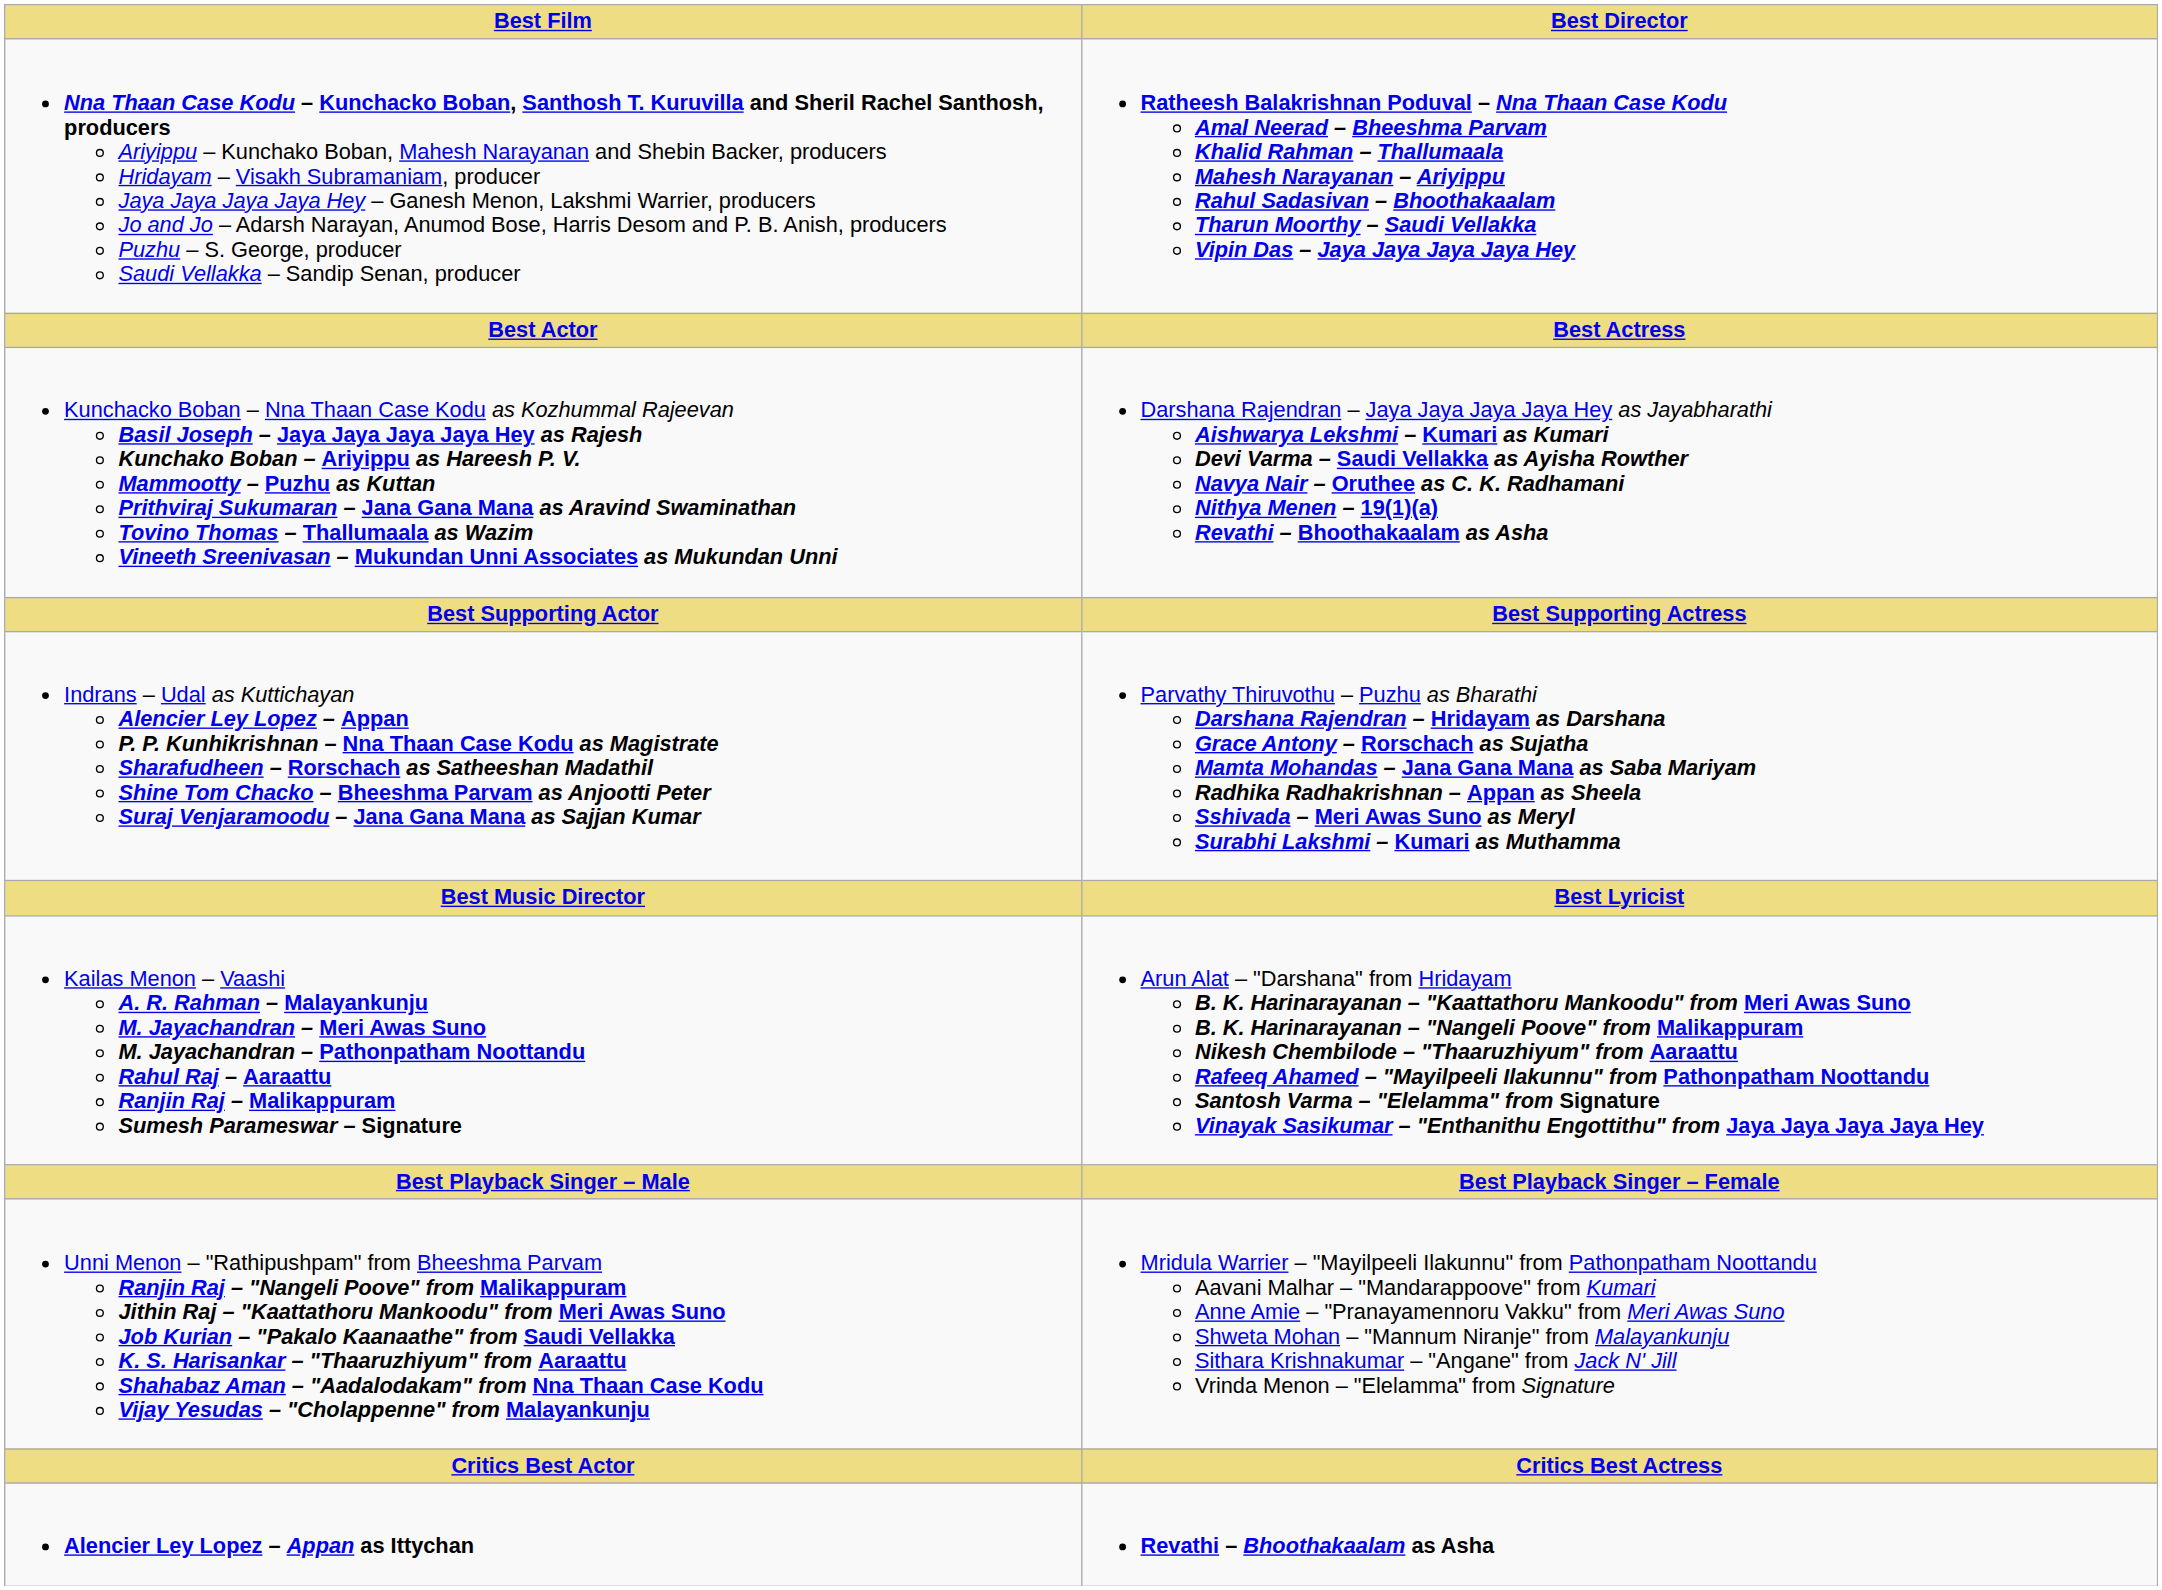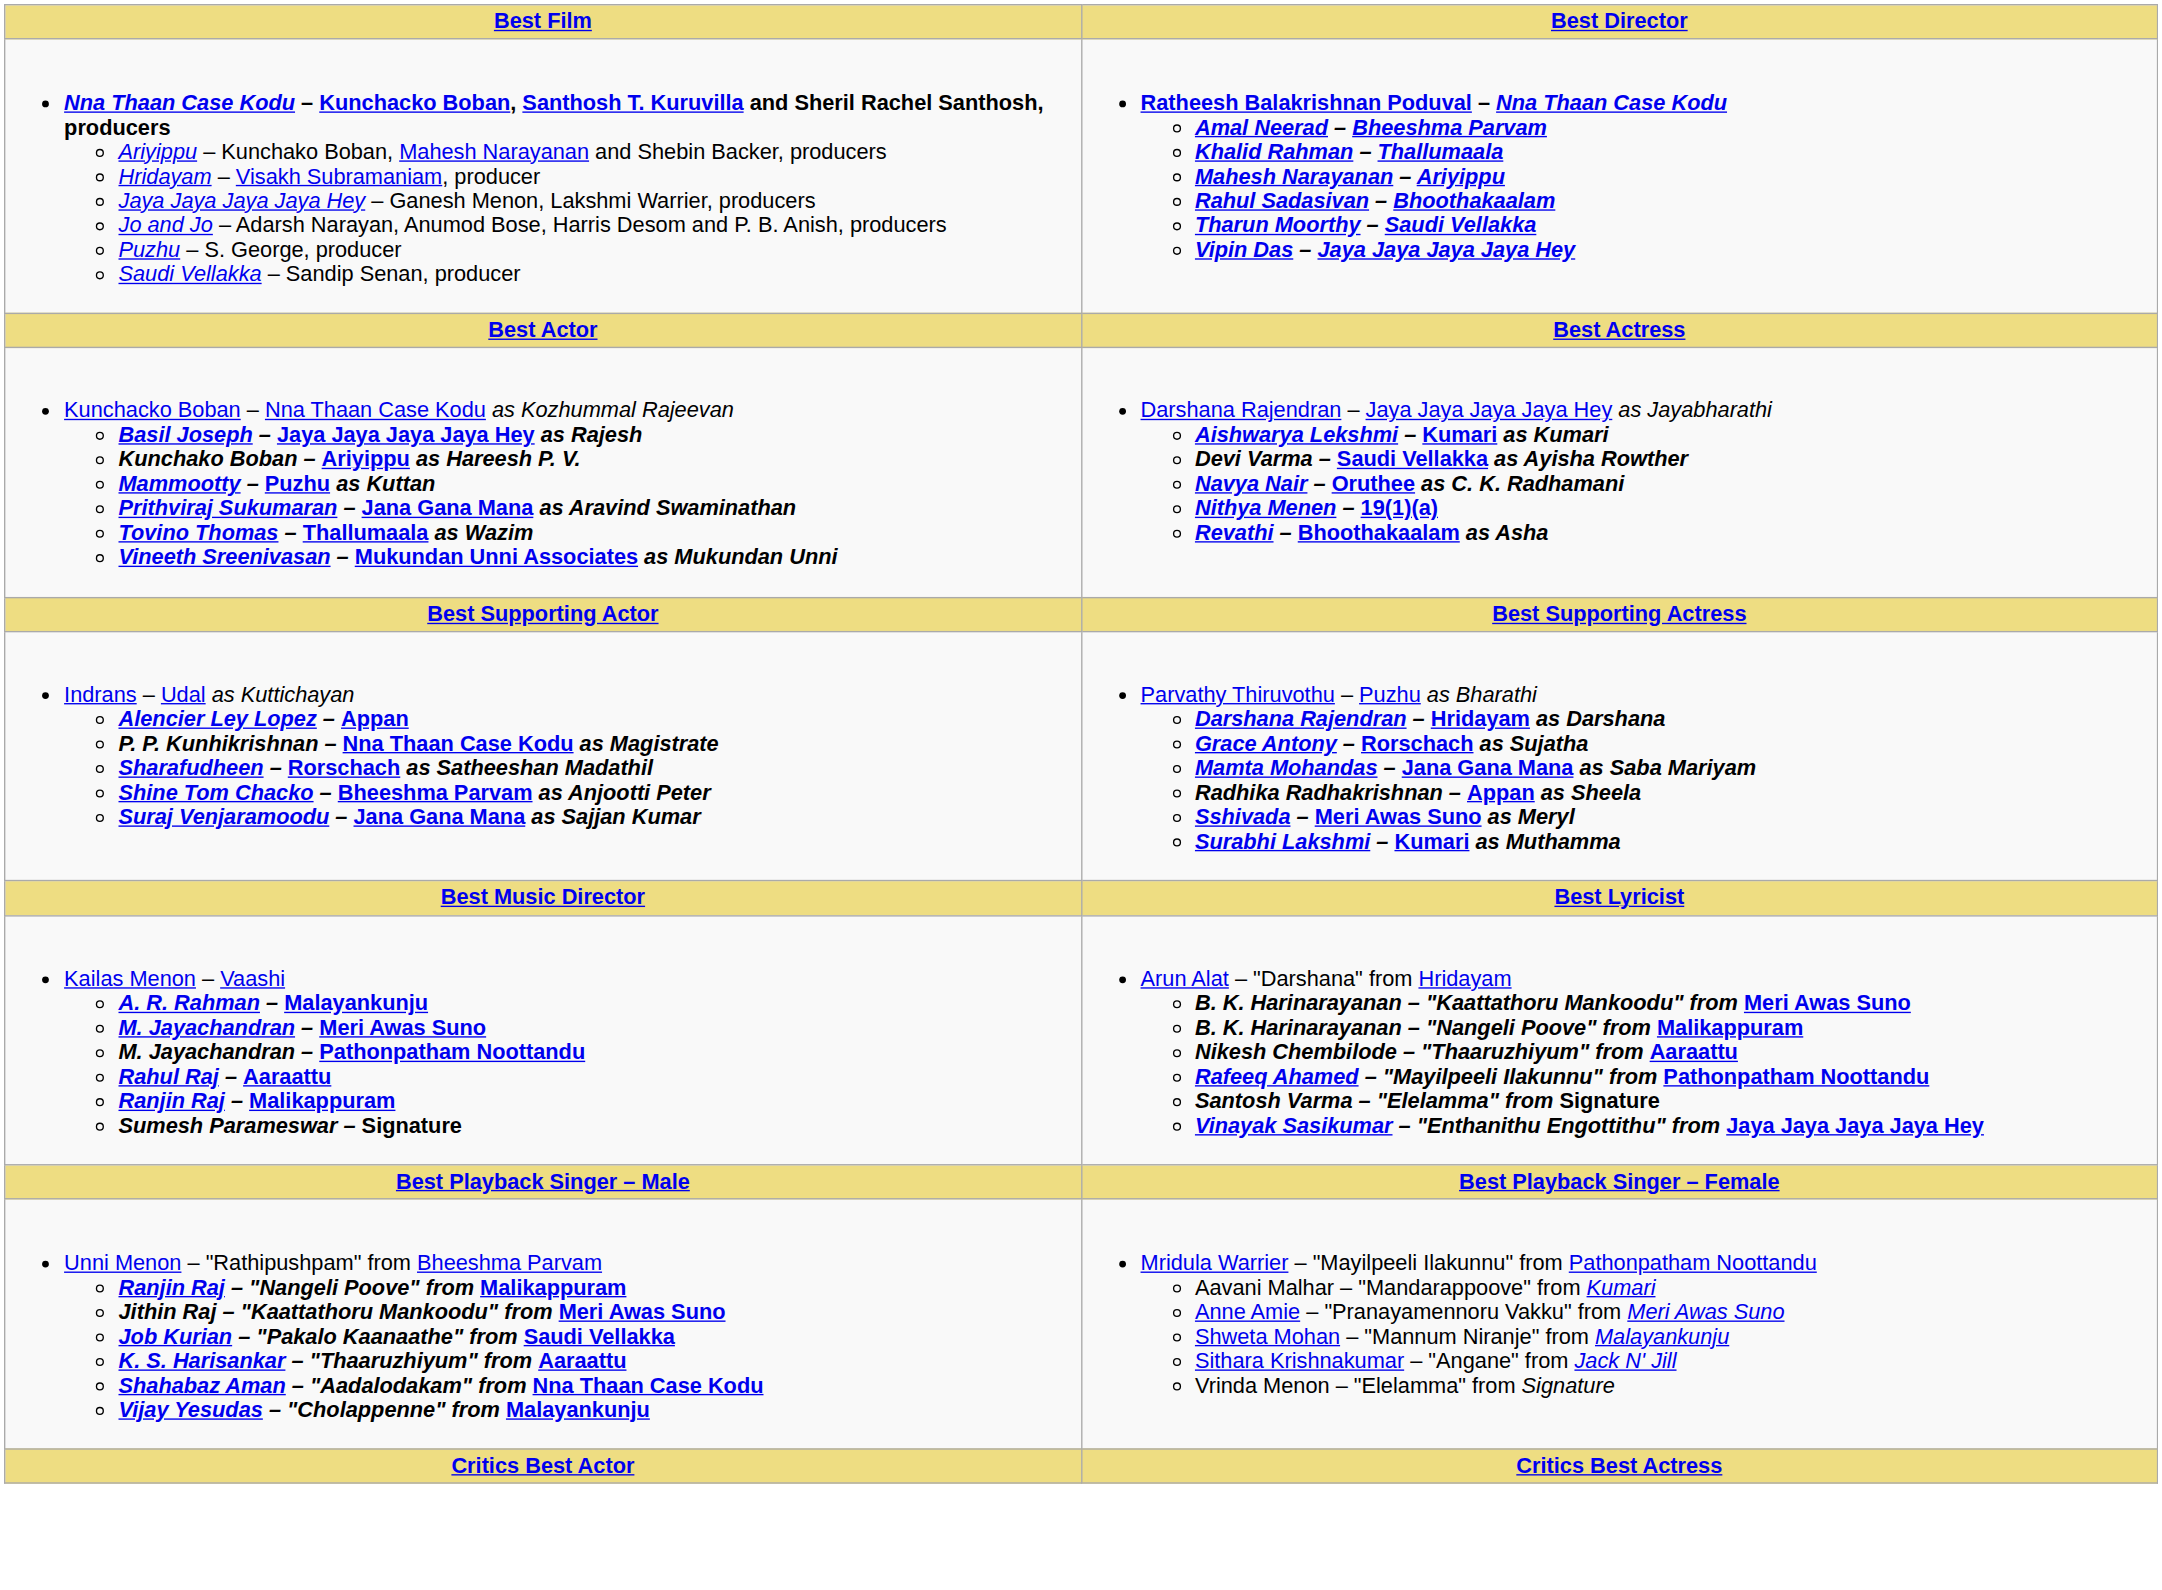- row: (543, 1547)
